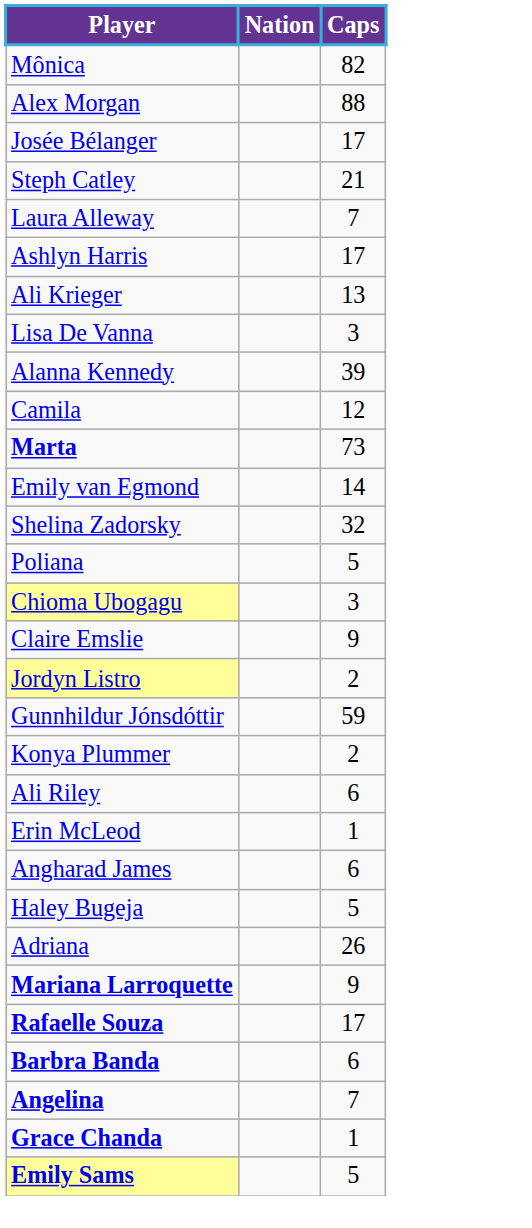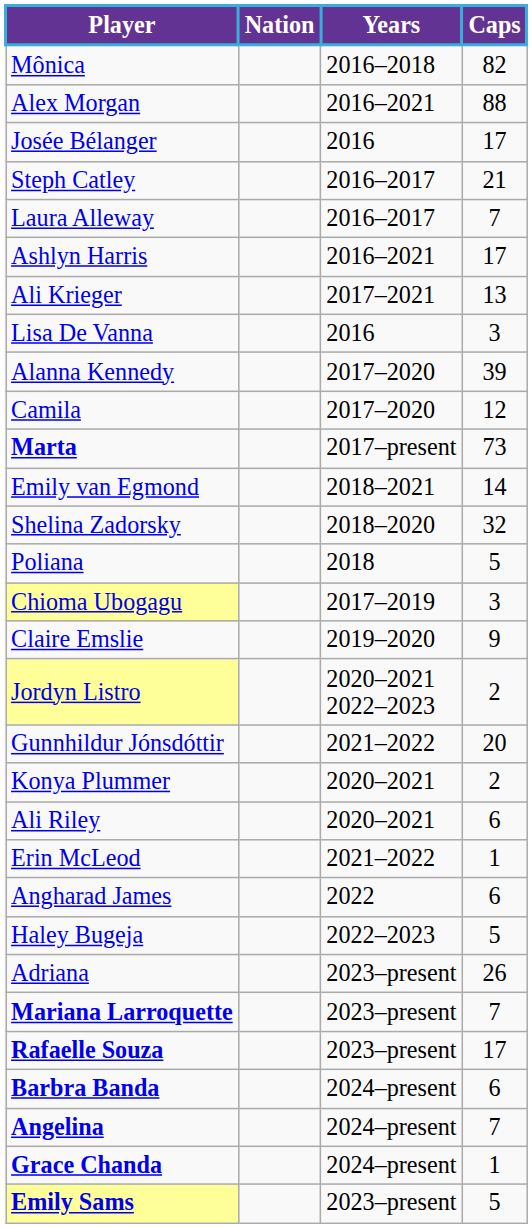+ column: (391, 25)
(353, 716) 59 -> (495, 743) 20
(353, 984) 9 -> (495, 1011) 7
